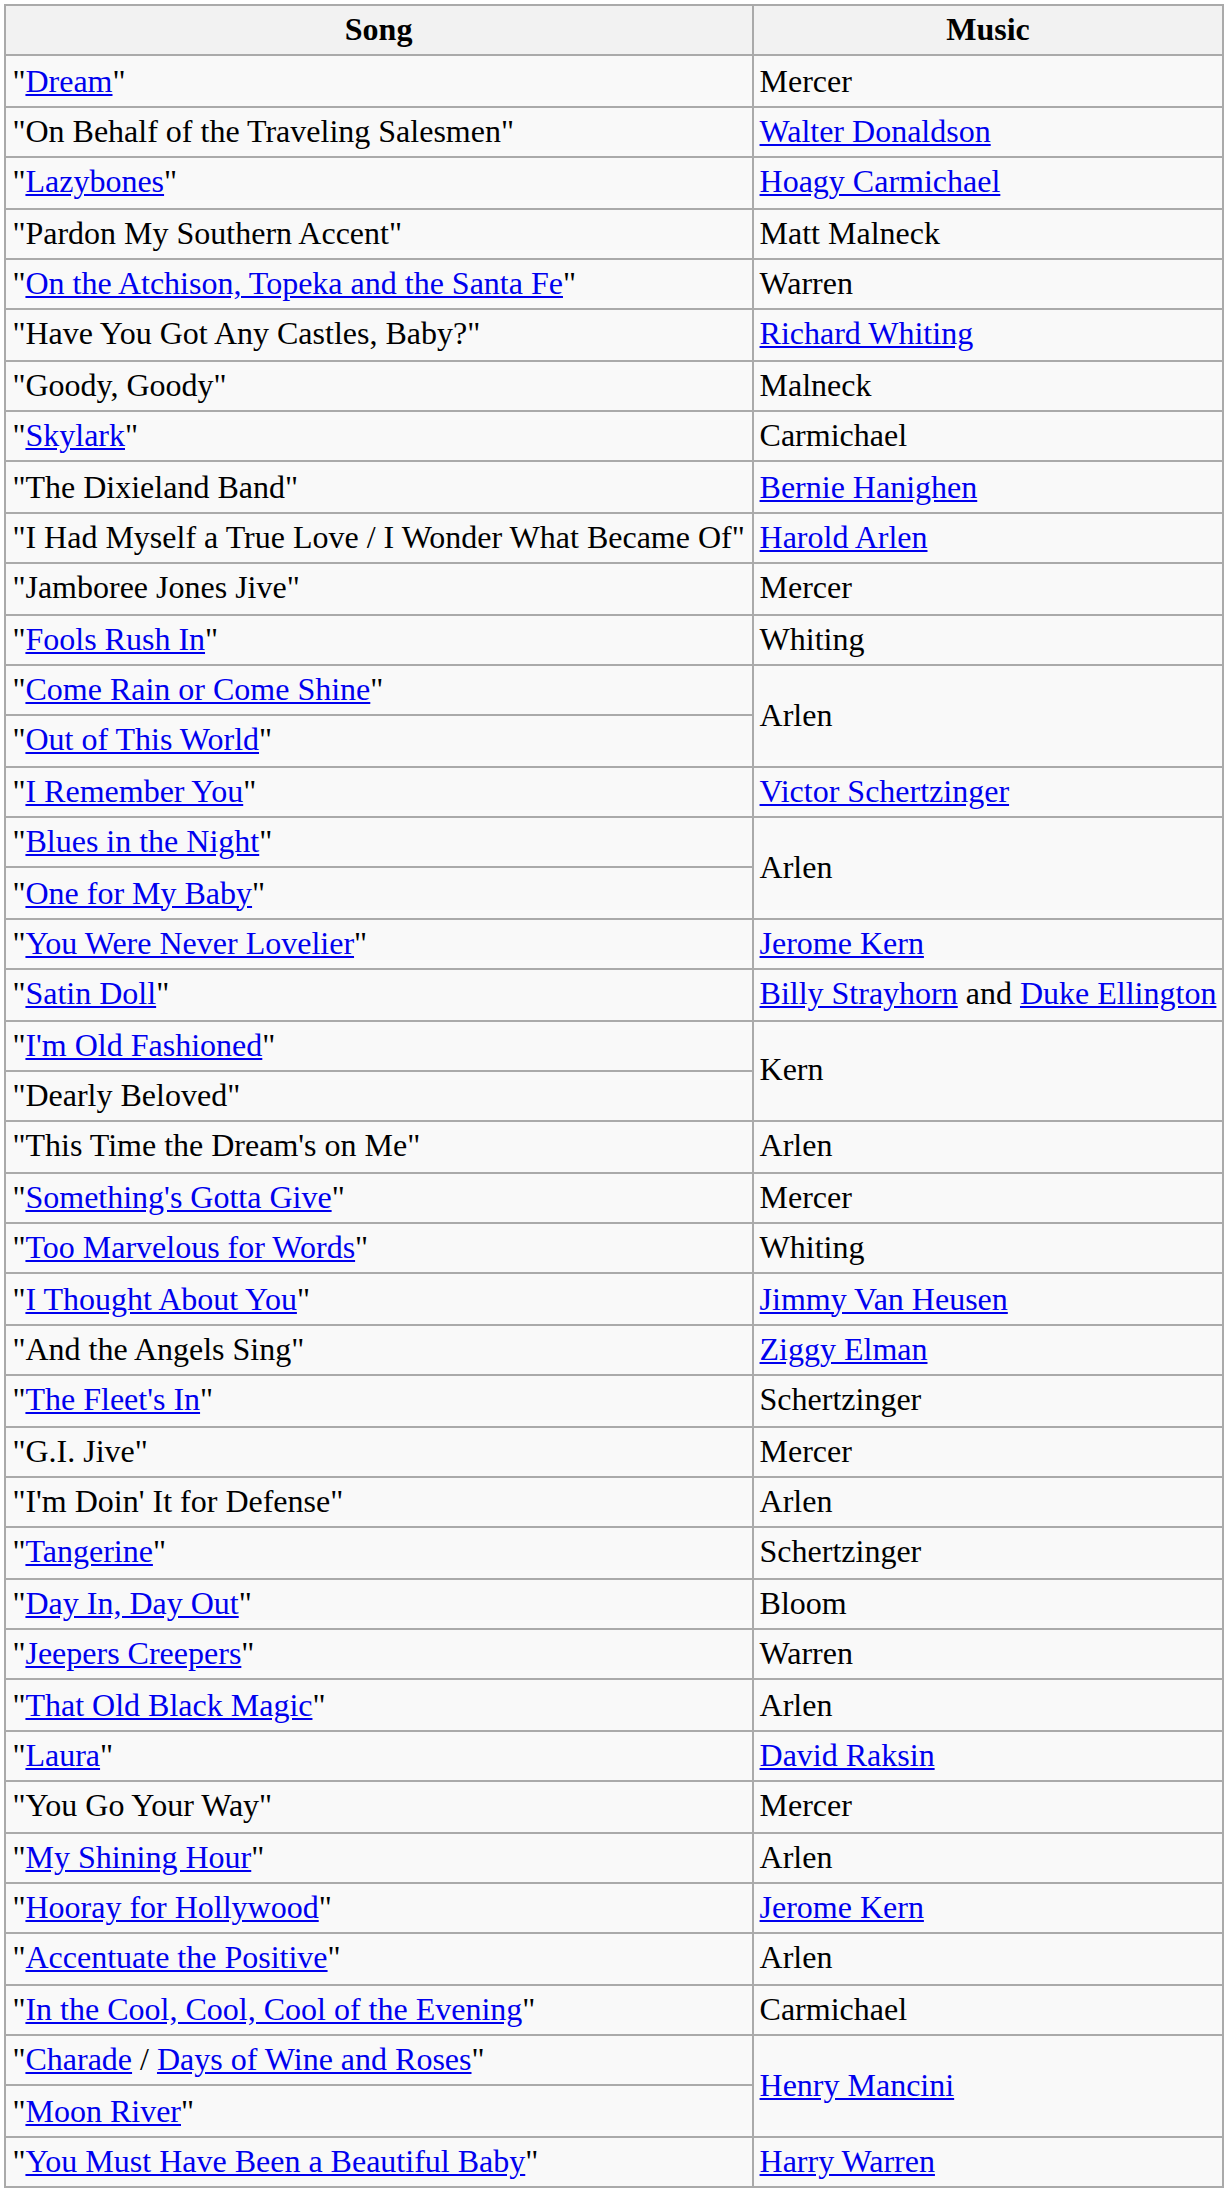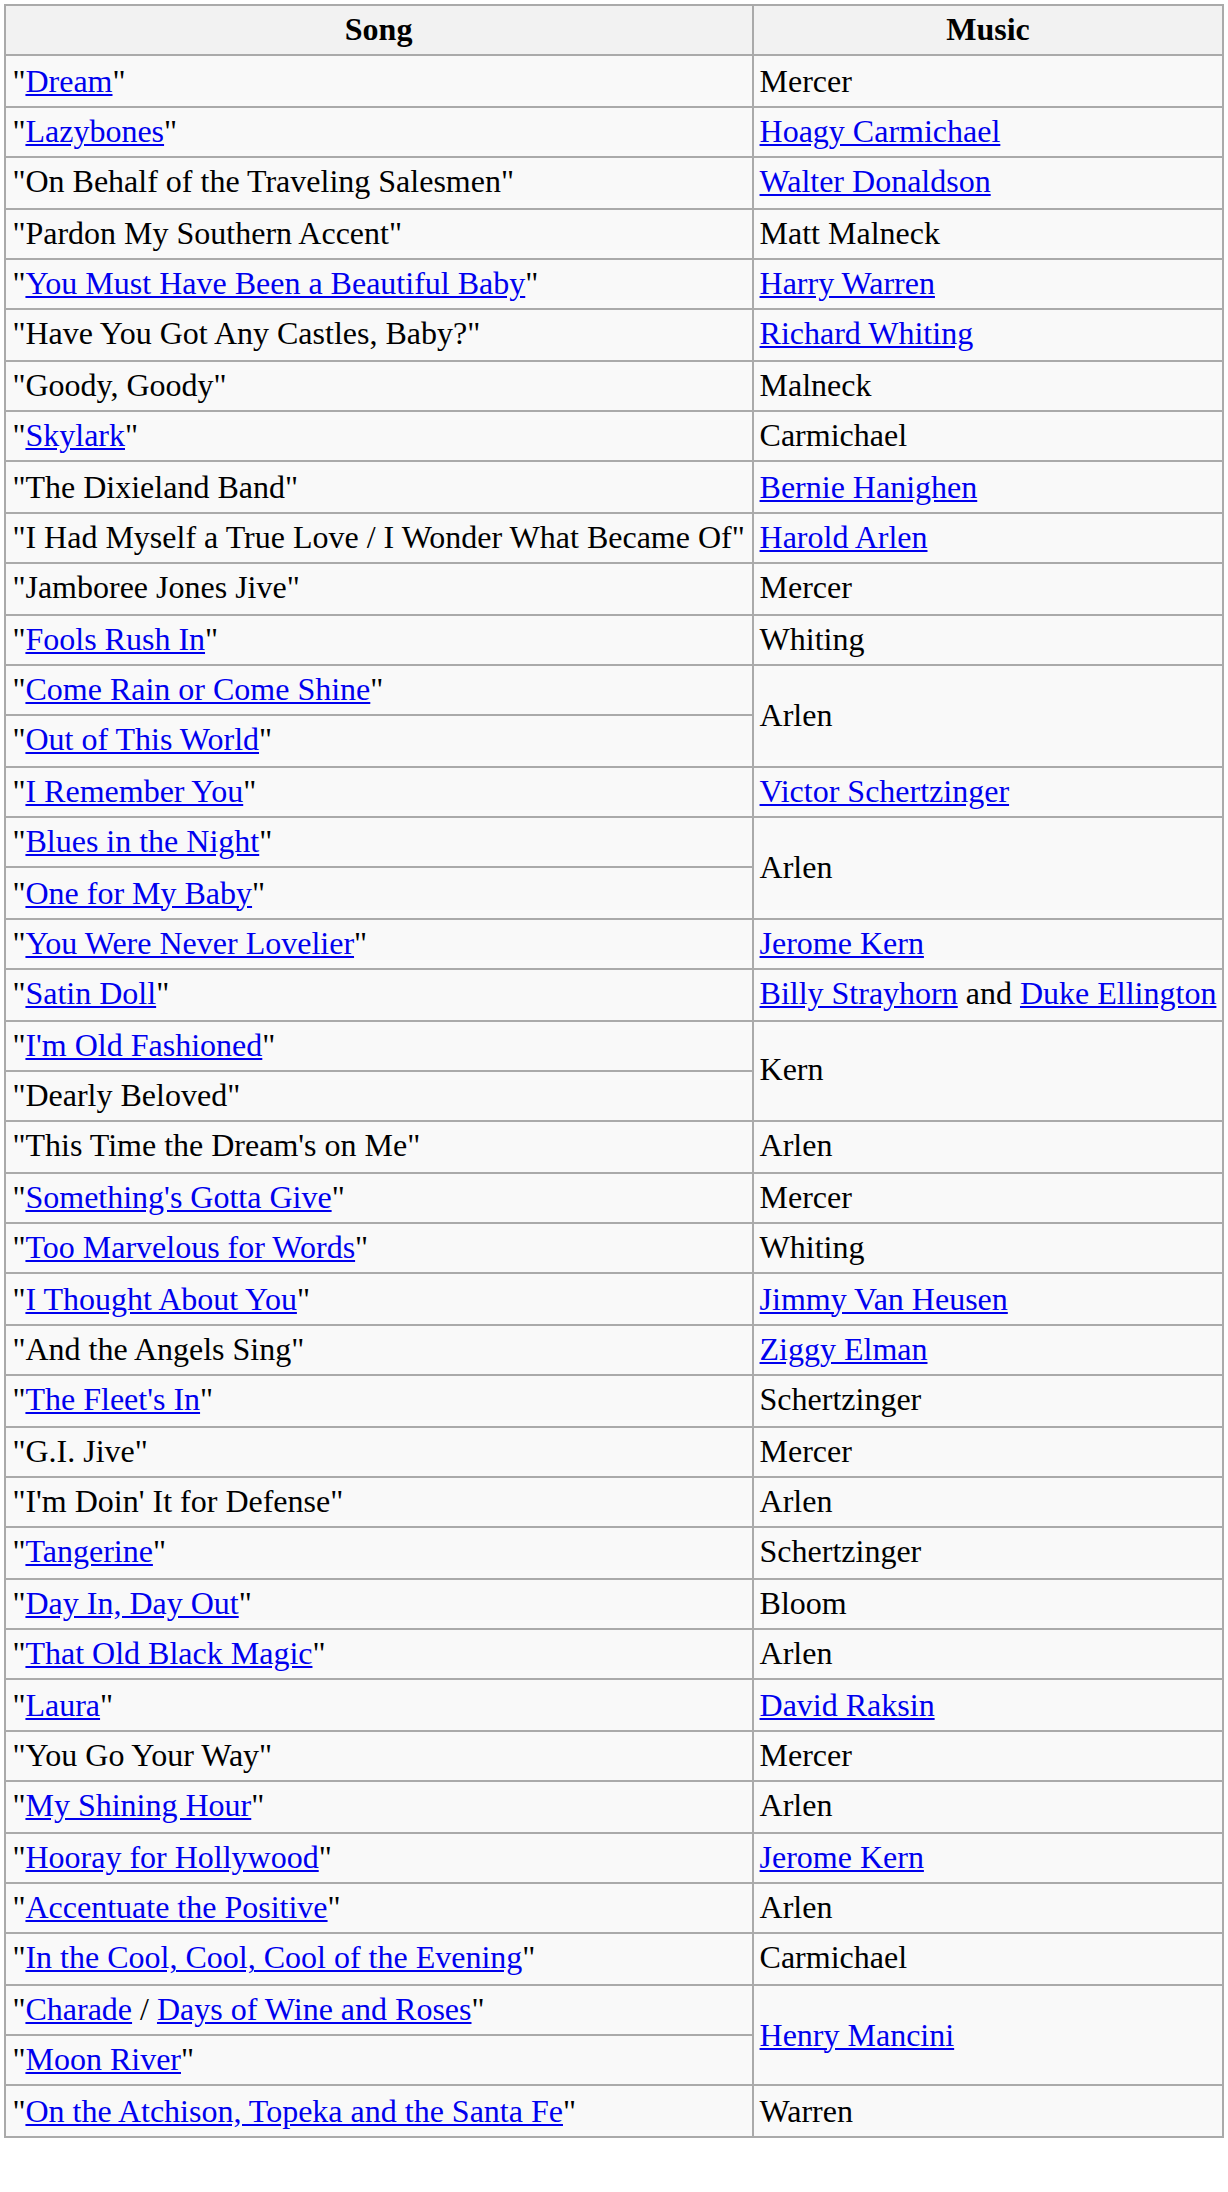rows swapped: (95, 182) <-> (263, 131)
rows swapped: (275, 2161) <-> (294, 283)
- row: (133, 1653)
